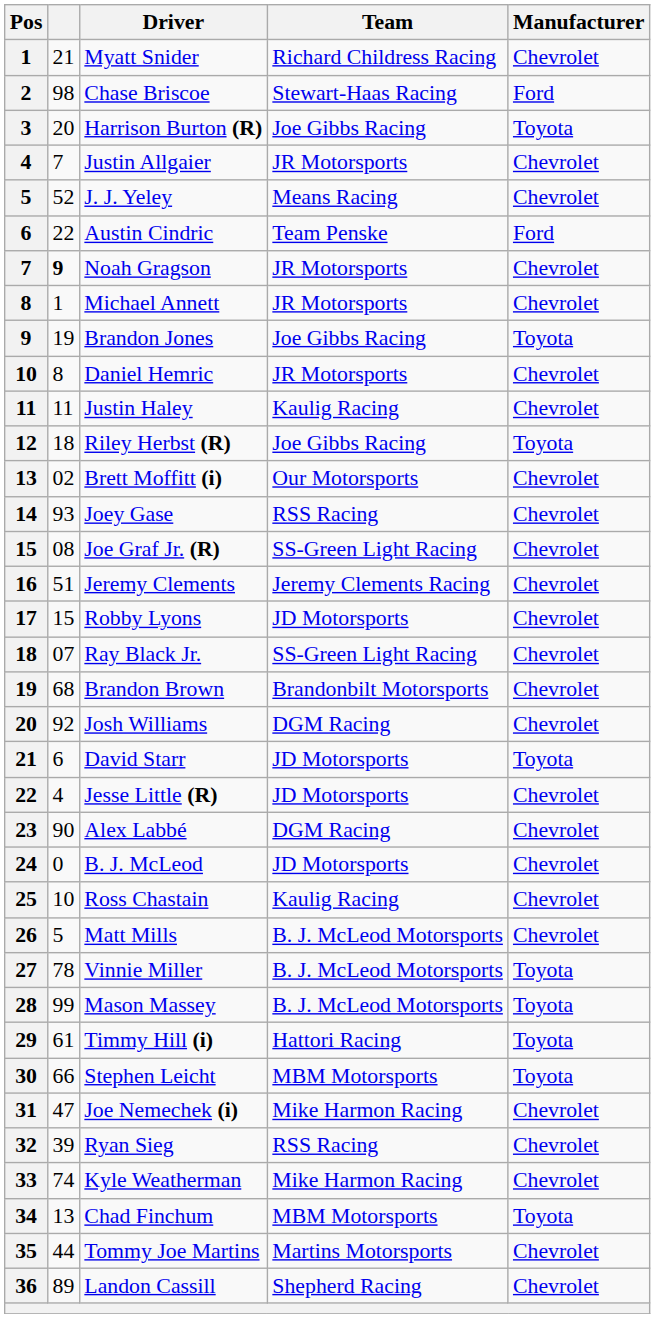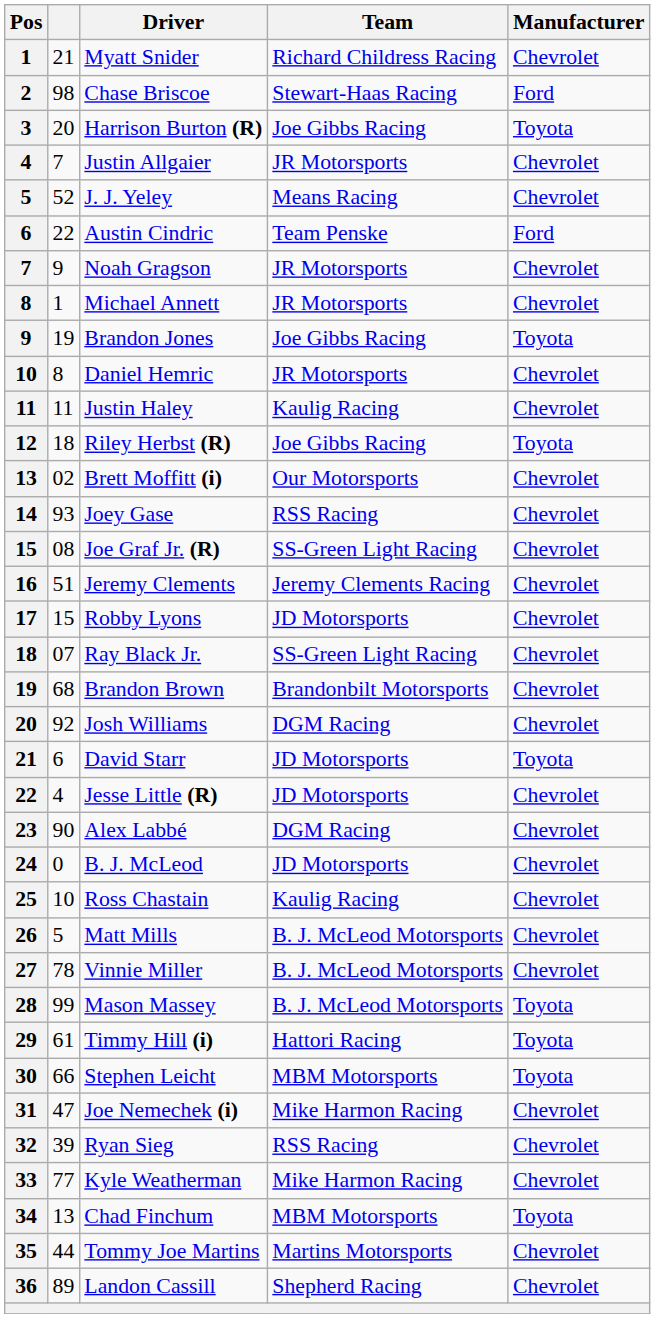(58, 267) bold -> (58, 267) normal
(543, 969) Toyota -> (556, 969) Chevrolet
(63, 1179) 74 -> (63, 1179) 77
